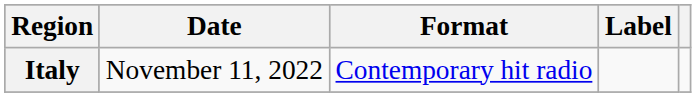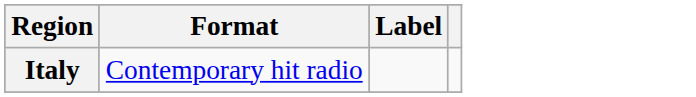- column: (214, 26)
